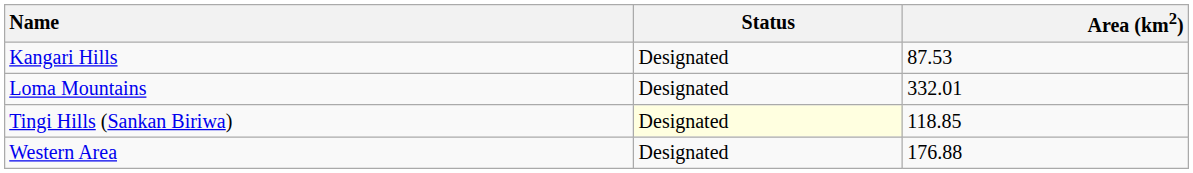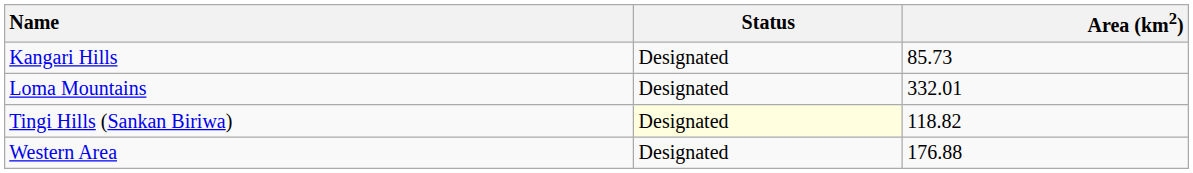(930, 57) 87.53 -> (930, 57) 85.73
(934, 120) 118.85 -> (934, 120) 118.82
